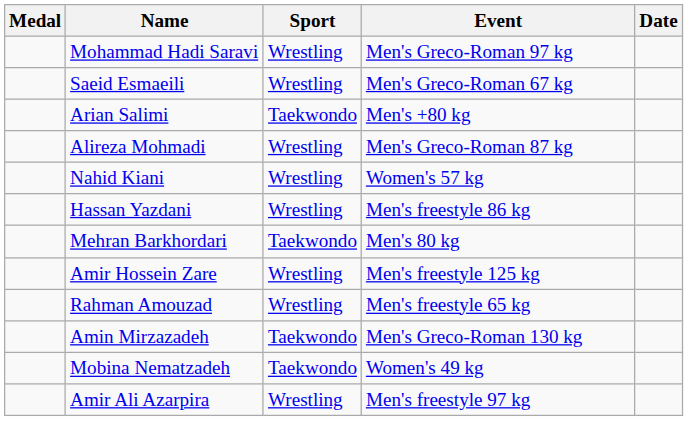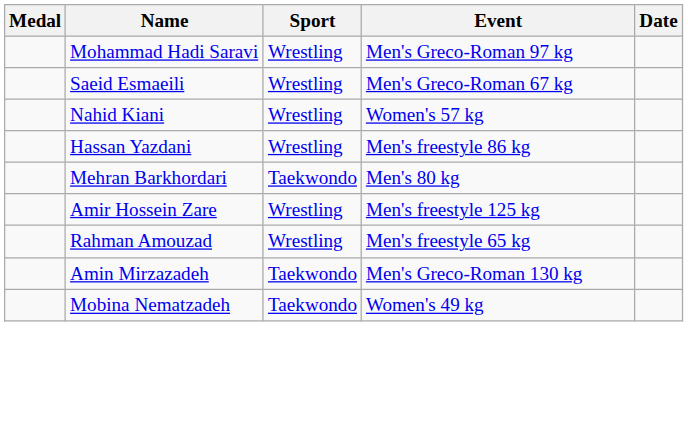- row: (119, 115)
- row: (138, 146)
- row: (140, 399)
